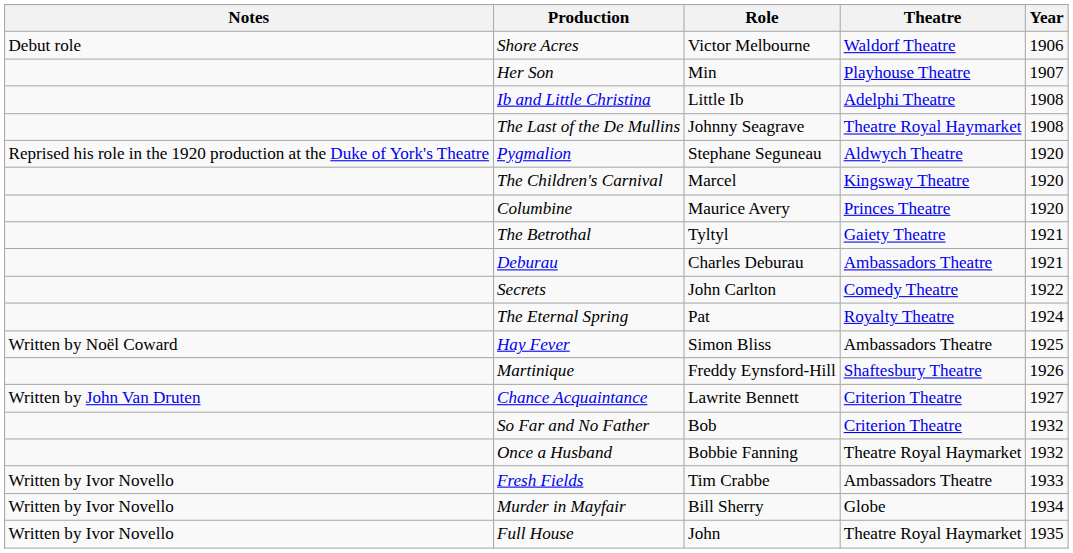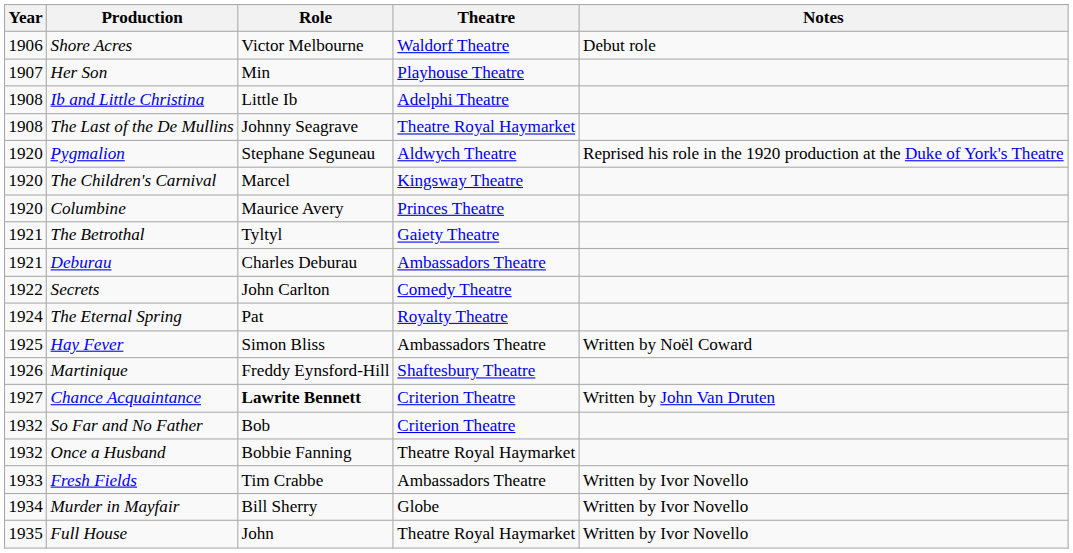columns swapped: (1047, 18) <-> (249, 18)
(743, 398) normal -> (301, 398) bold
